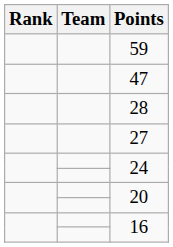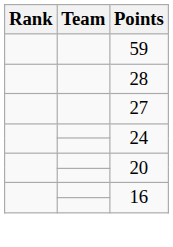- row: (31, 79)
